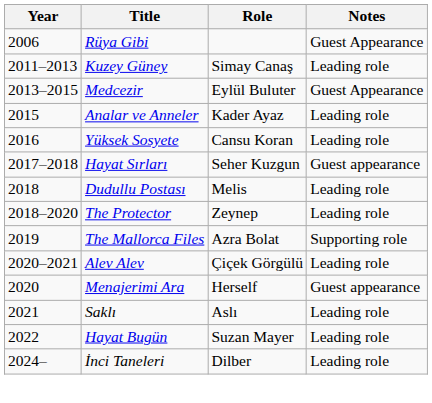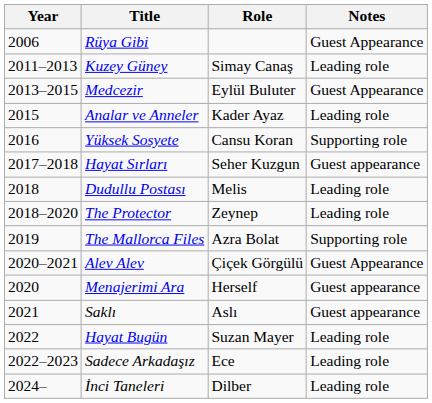(350, 139) Leading role -> (359, 139) Supporting role
(350, 262) Leading role -> (367, 262) Guest Appearance
(350, 312) Leading role -> (365, 312) Guest appearance
+ row: (140, 361)
